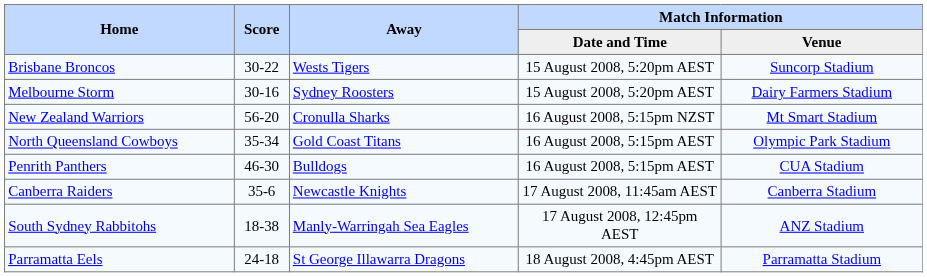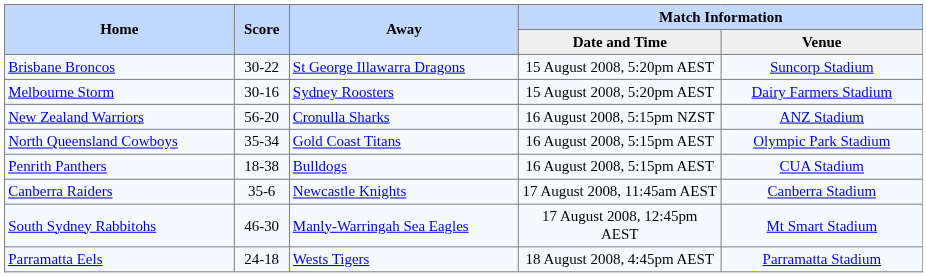(331, 66) Wests Tigers -> (379, 66) St George Illawarra Dragons
(822, 116) Mt Smart Stadium -> (822, 116) ANZ Stadium
(262, 166) 46-30 -> (262, 166) 18-38
(262, 225) 18-38 -> (262, 225) 46-30
(822, 225) ANZ Stadium -> (822, 225) Mt Smart Stadium
(379, 259) St George Illawarra Dragons -> (331, 259) Wests Tigers
